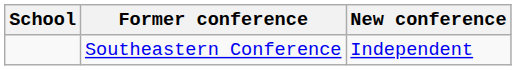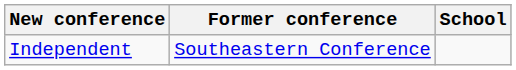columns swapped: (43, 20) <-> (428, 20)
